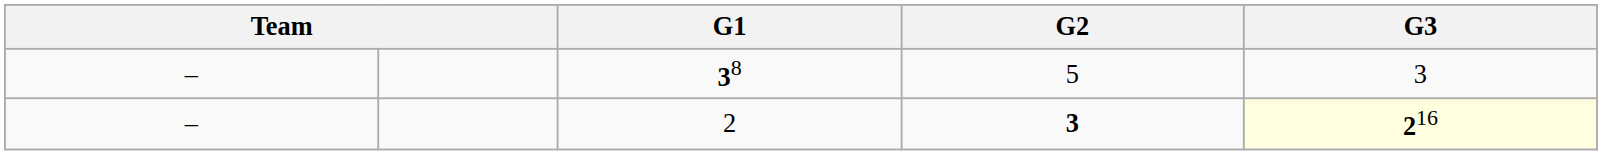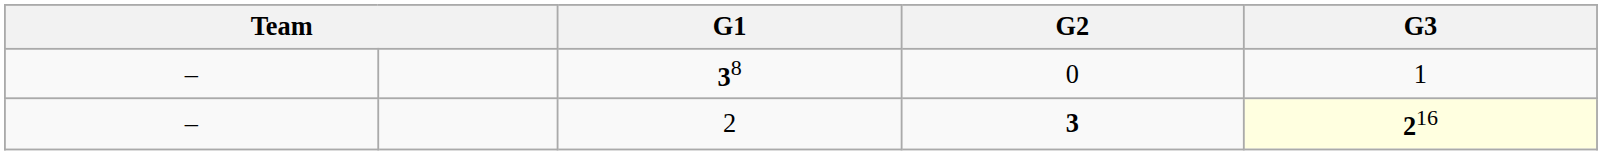(1072, 73) 5 -> (1072, 73) 0
(1420, 73) 3 -> (1420, 73) 1
